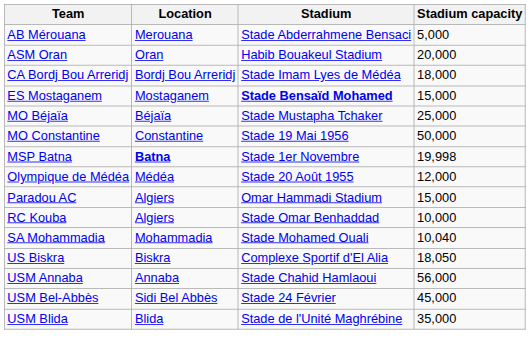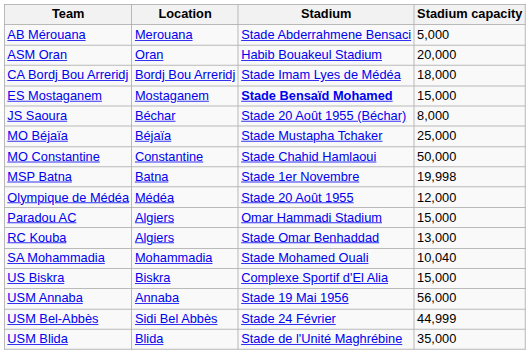+ row: (37, 116)
(295, 136) Stade 19 Mai 1956 -> (309, 156) Stade Chahid Hamlaoui
(153, 156) bold -> (152, 177) normal
(437, 217) 10,000 -> (437, 237) 13,000
(437, 258) 18,050 -> (437, 278) 15,000
(309, 278) Stade Chahid Hamlaoui -> (295, 298) Stade 19 Mai 1956
(437, 298) 45,000 -> (437, 319) 44,999
